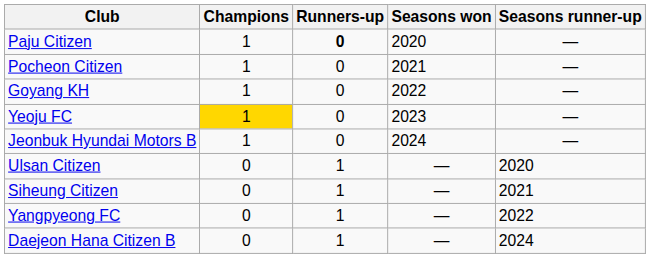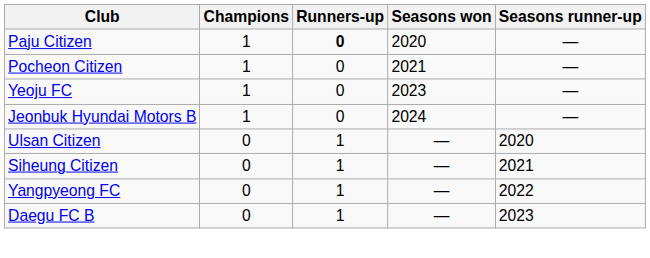- row: (49, 91)
(246, 116) gold background -> (246, 91) no background
+ row: (51, 215)
- row: (92, 240)
